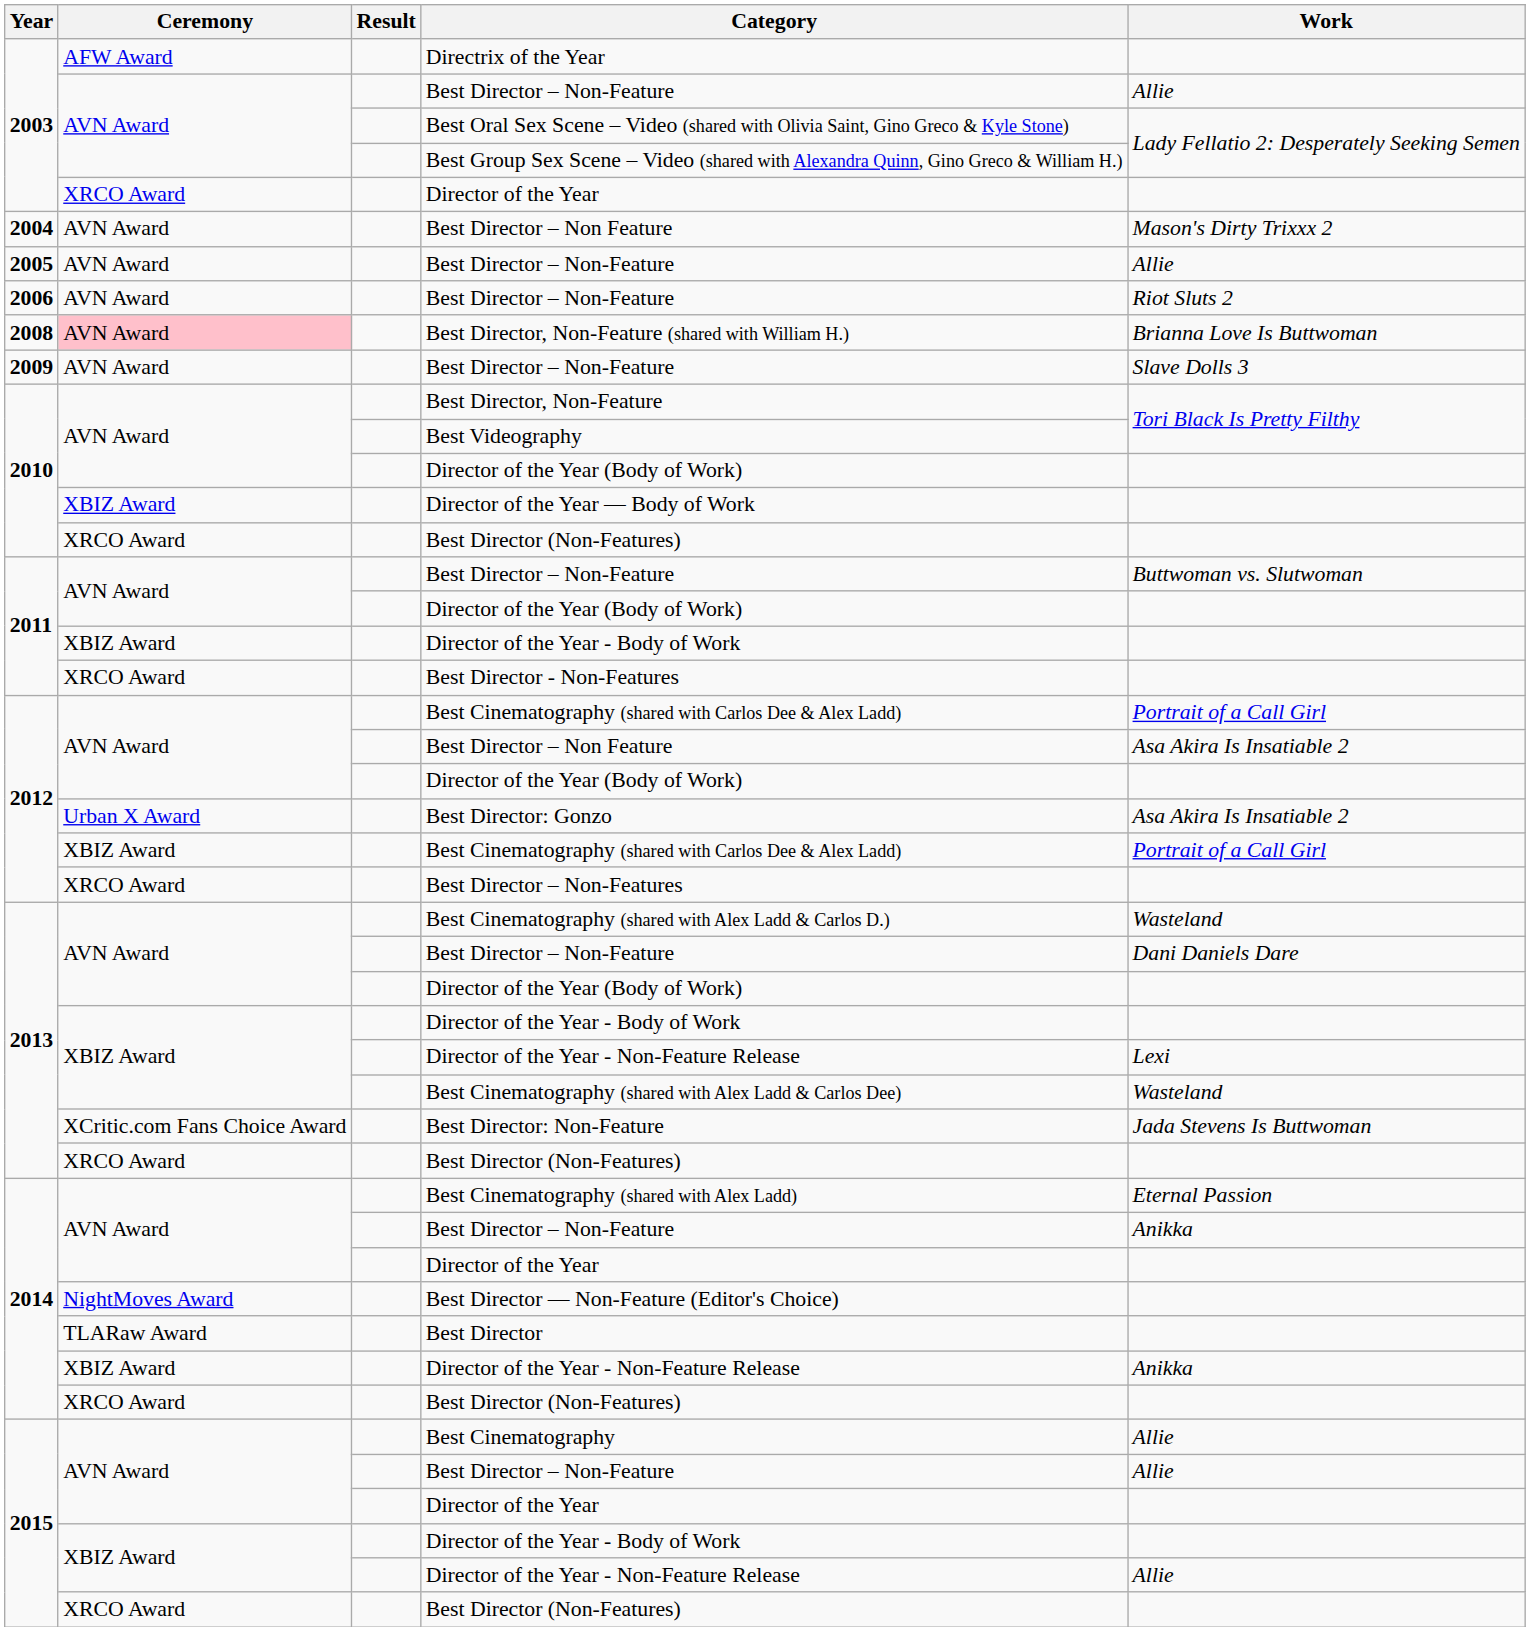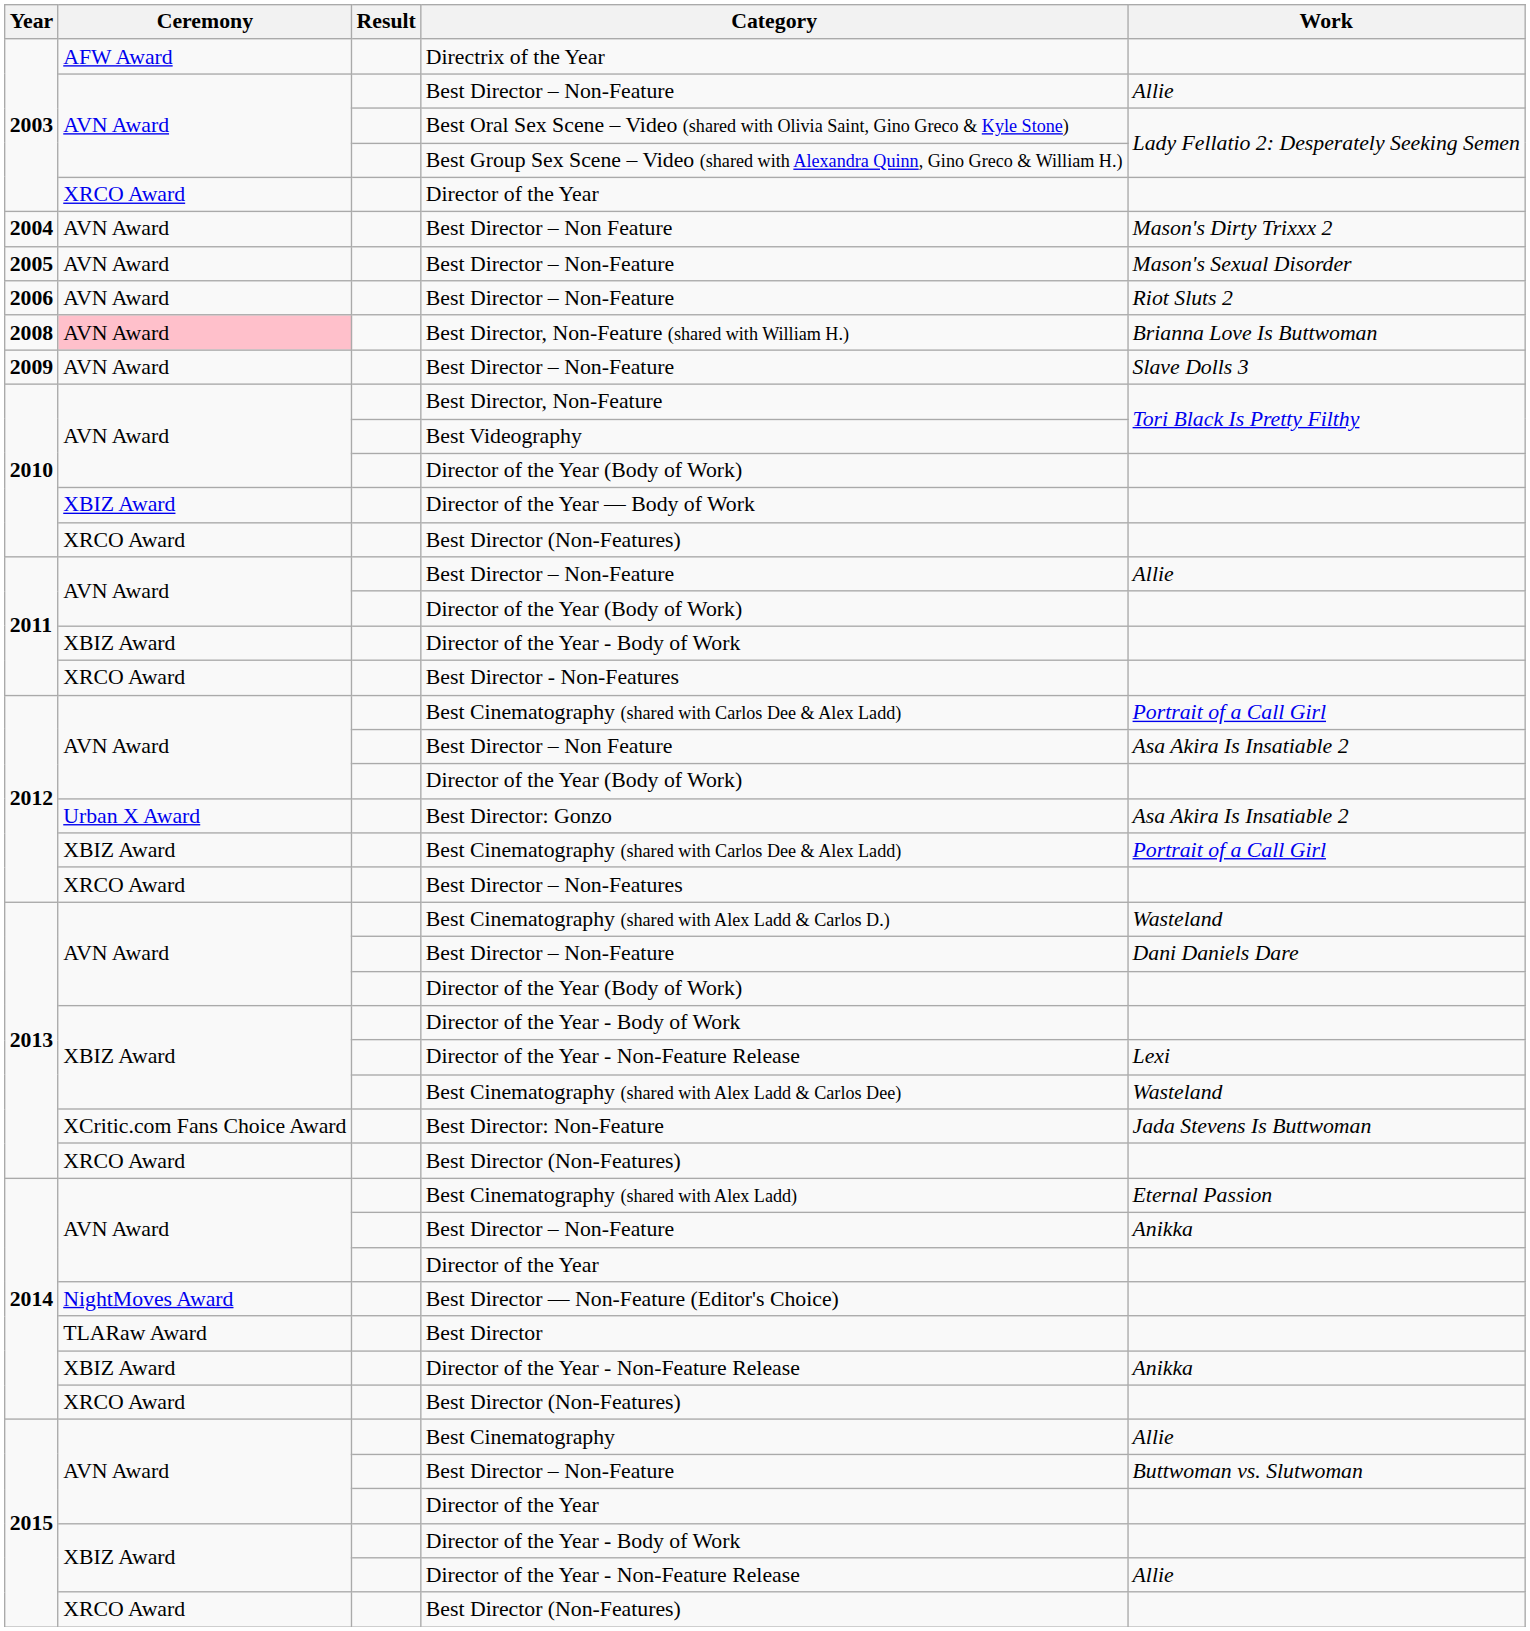(1153, 263) Allie -> (1242, 263) Mason's Sexual Disorder
(1248, 573) Buttwoman vs. Slutwoman -> (1153, 573) Allie
(1153, 1471) Allie -> (1248, 1471) Buttwoman vs. Slutwoman
